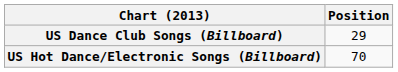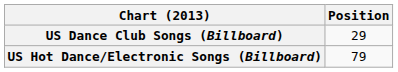(359, 56) 70 -> (359, 56) 79
